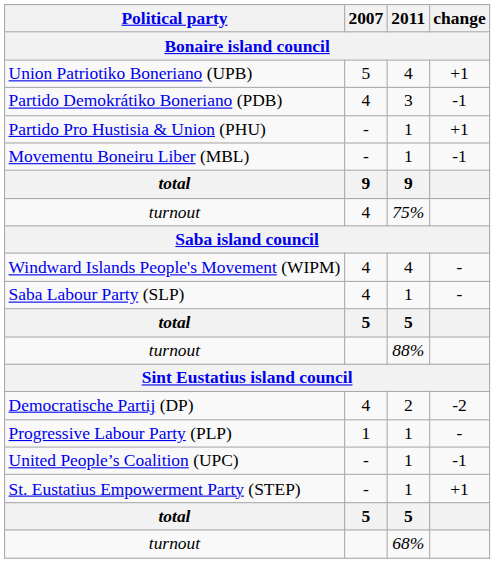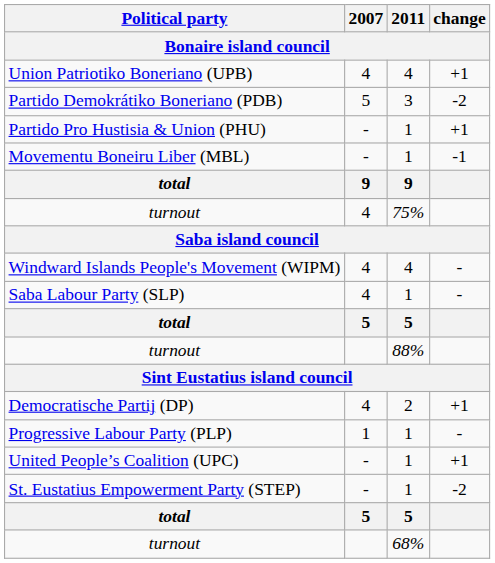(366, 73) 5 -> (366, 73) 4
(366, 101) 4 -> (366, 101) 5
(459, 101) -1 -> (459, 101) -2
(459, 405) -2 -> (459, 405) +1
(459, 460) -1 -> (459, 460) +1
(459, 488) +1 -> (459, 488) -2
